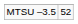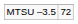(66, 12) 52 -> (66, 12) 72
